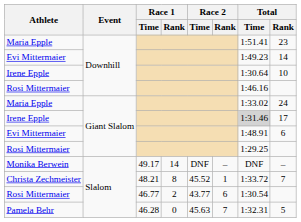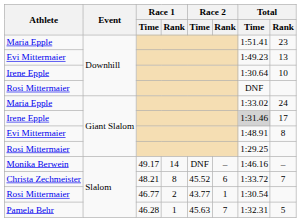(283, 58) 14 -> (283, 58) 13
(254, 88) 1:46.16 -> (254, 88) DNF
(283, 134) 6 -> (283, 134) 8
(254, 164) DNF -> (254, 164) 1:46.16
(225, 179) 1 -> (225, 179) 6
(225, 194) 6 -> (225, 194) 1
(174, 210) 0 -> (174, 210) 1
